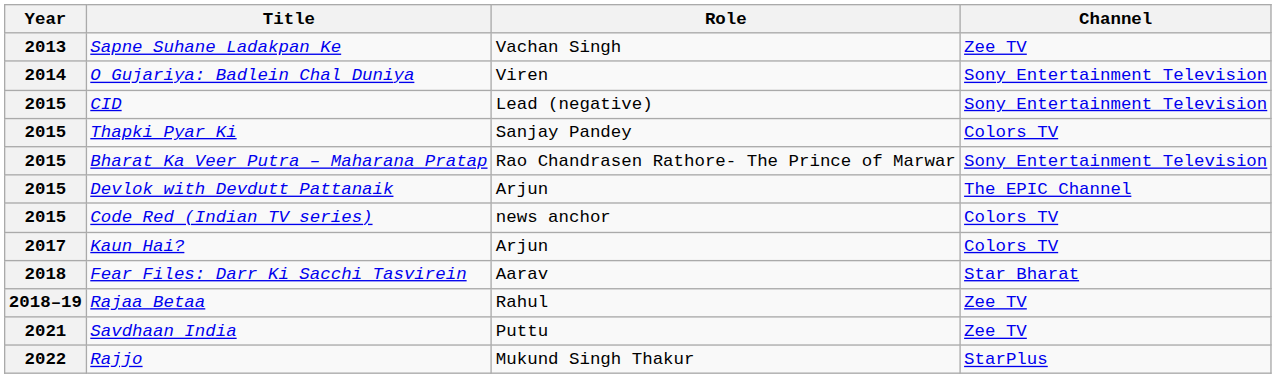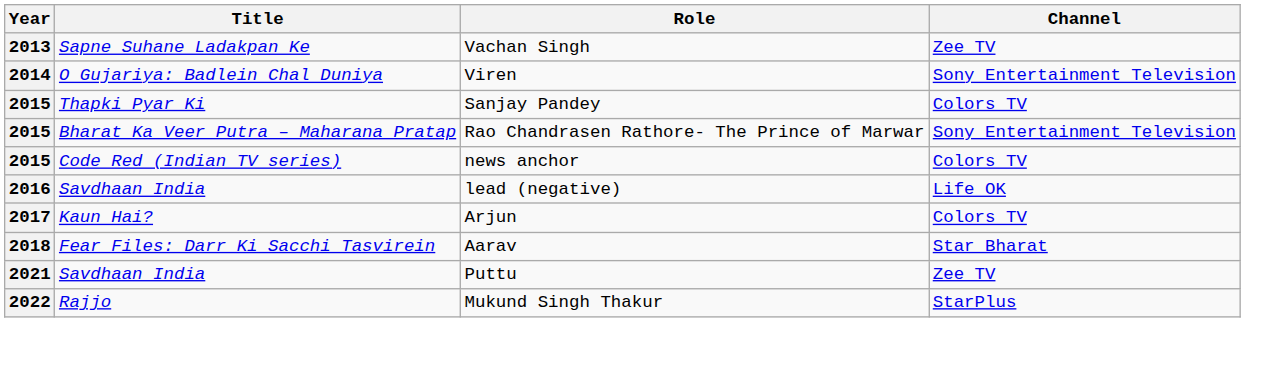- row: (106, 104)
- row: (242, 189)
+ row: (132, 189)
- row: (148, 303)
